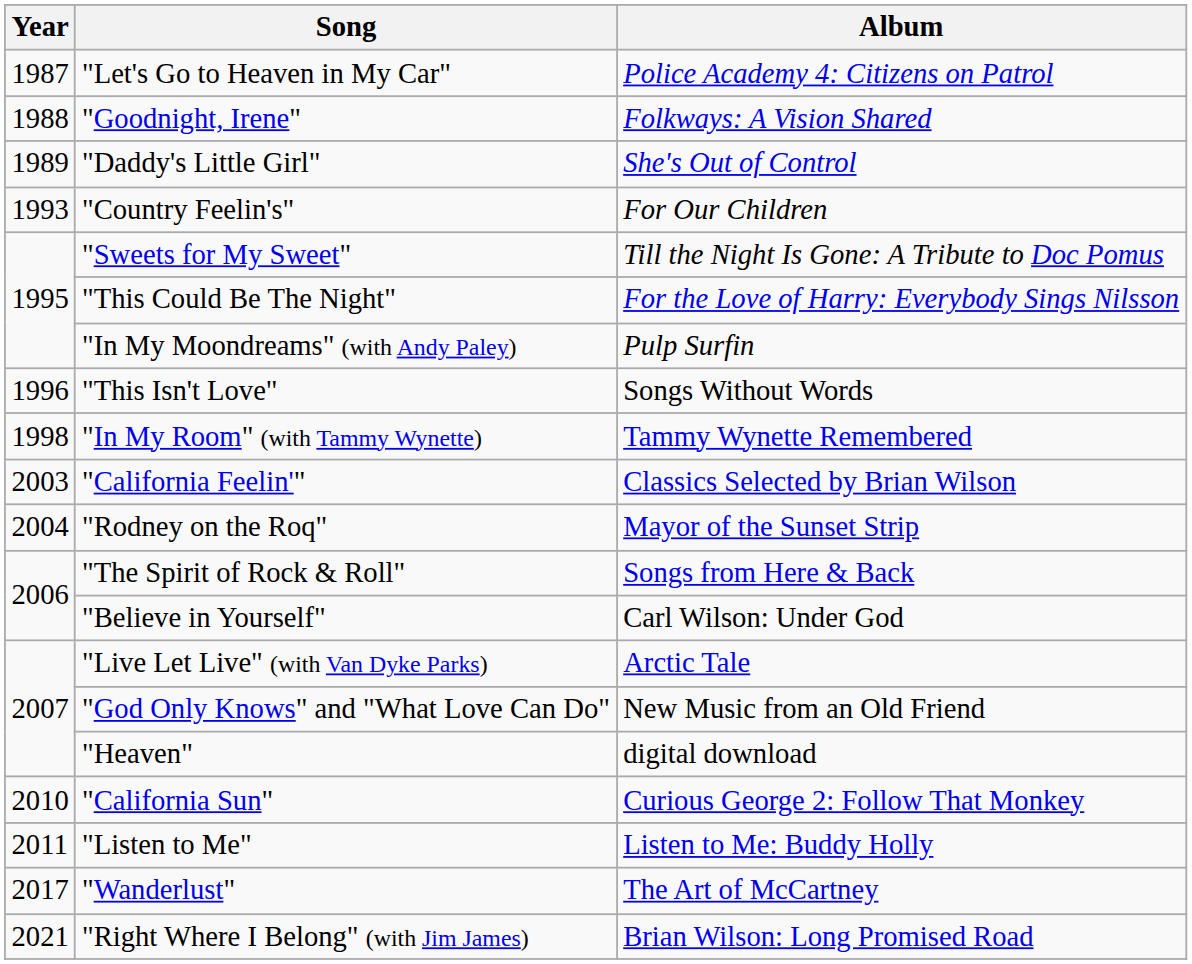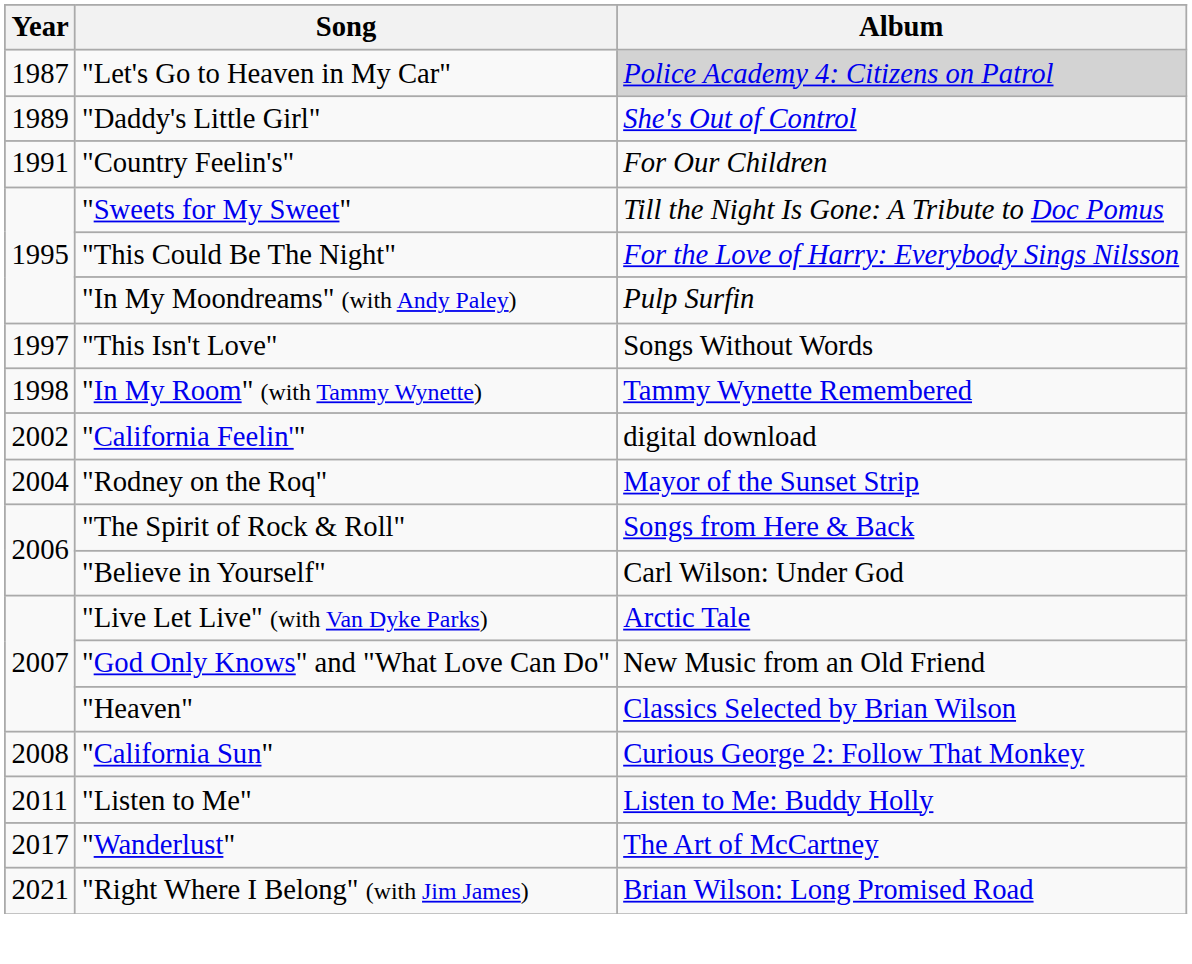(838, 72) no background -> (838, 72) lightgrey background
- row: (192, 118)
(40, 208) 1993 -> (40, 163) 1991
(40, 390) 1996 -> (40, 345) 1997
(40, 481) 2003 -> (40, 436) 2002
(820, 481) Classics Selected by Brian Wilson -> (720, 436) digital download
(720, 753) digital download -> (820, 708) Classics Selected by Brian Wilson
(40, 799) 2010 -> (40, 753) 2008
